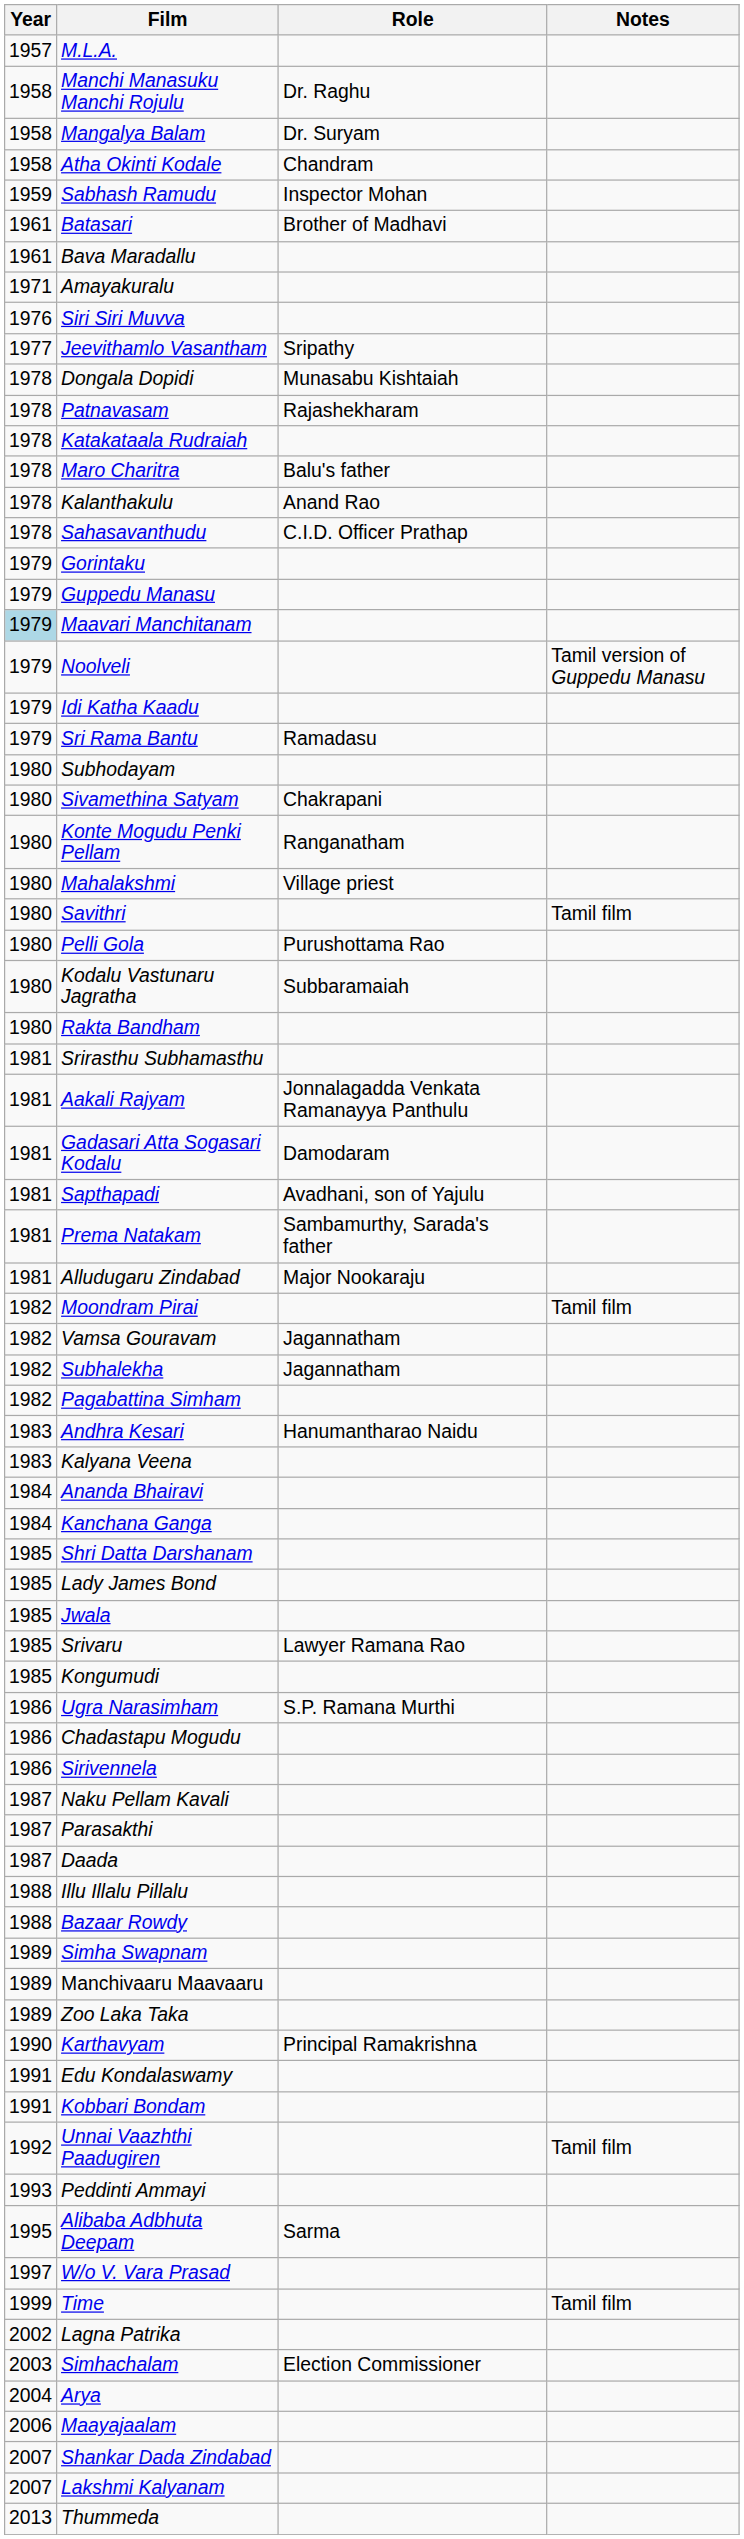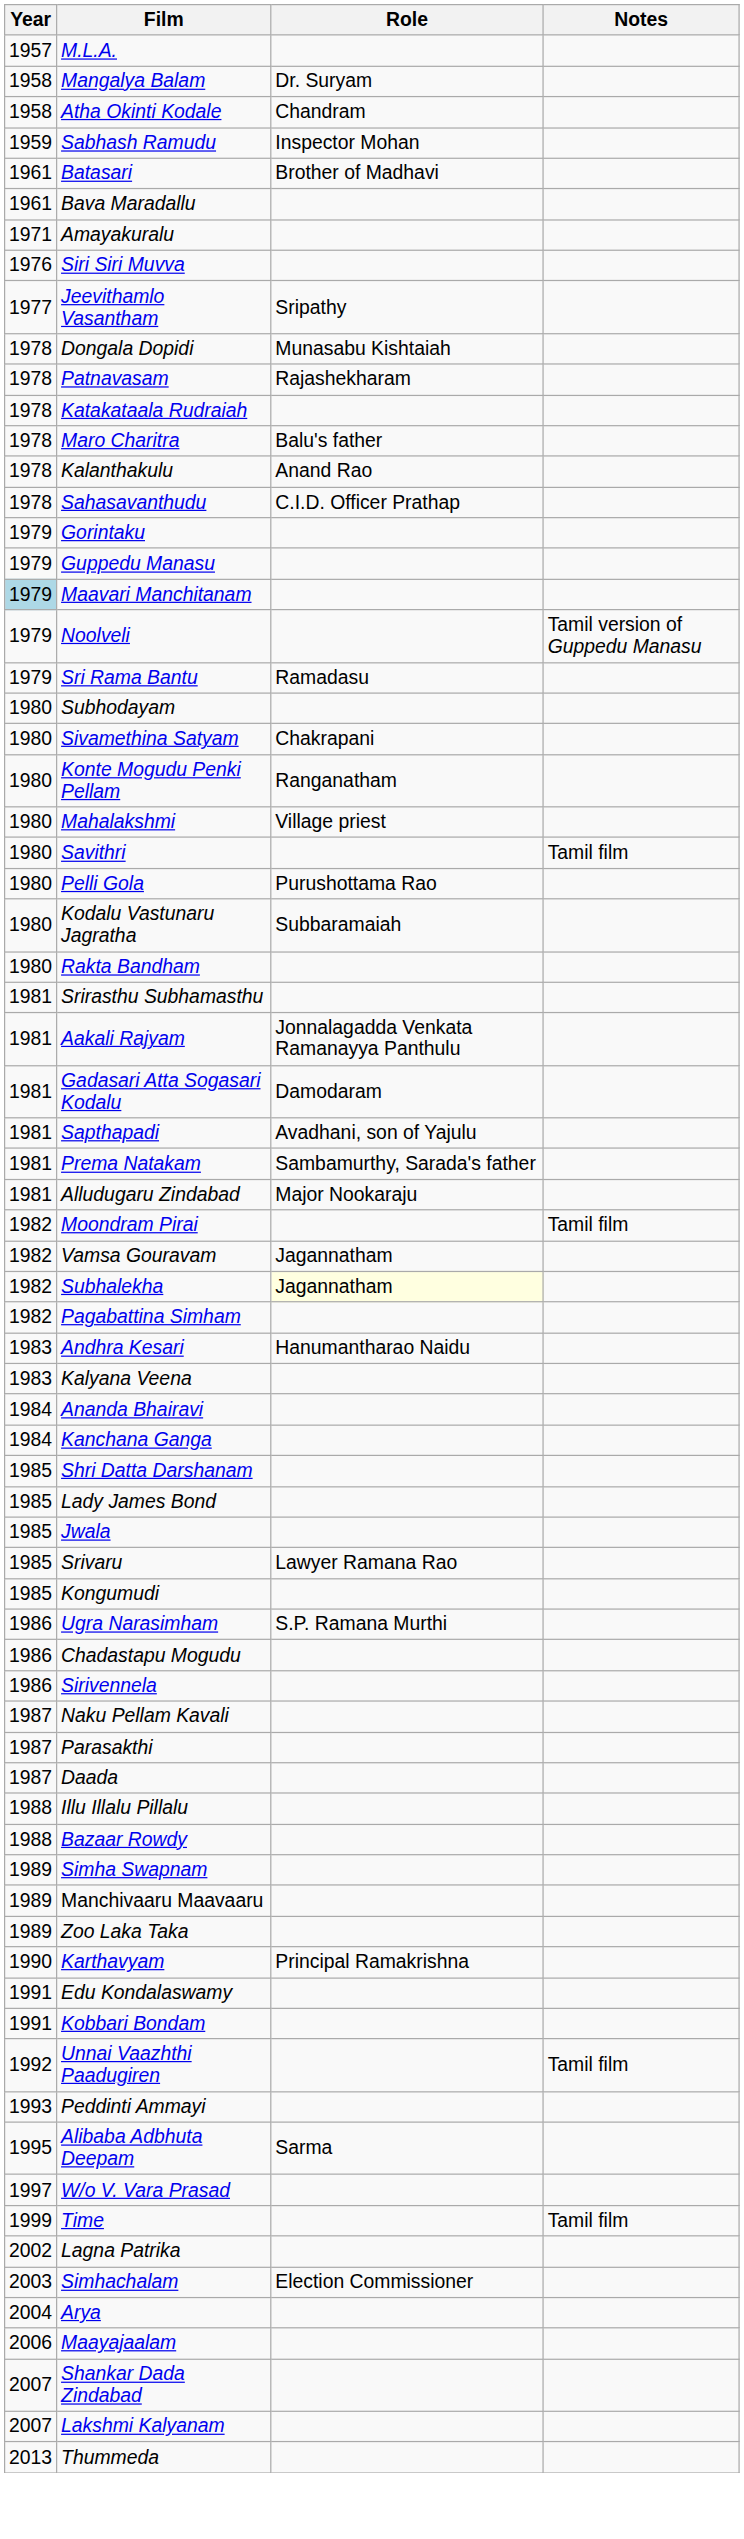- row: (140, 92)
- row: (130, 708)
(342, 1369) no background -> (334, 1286) lightyellow background
